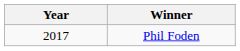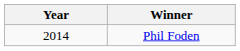(56, 35) 2017 -> (56, 35) 2014
